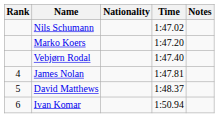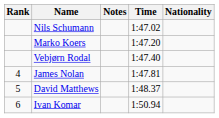columns swapped: (126, 12) <-> (200, 12)
